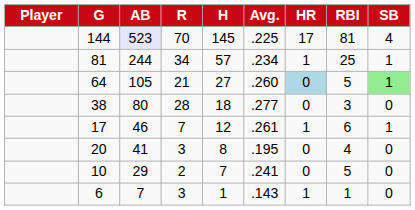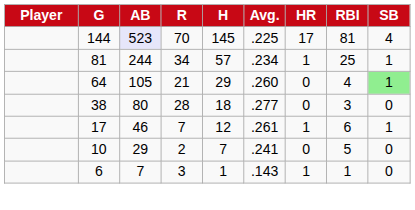(223, 82) 27 -> (223, 82) 29
(306, 82) lightblue background -> (306, 82) no background
(348, 82) 5 -> (348, 82) 4
- row: (99, 149)
